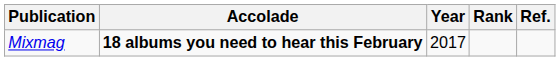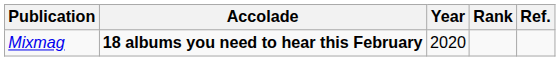(448, 42) 2017 -> (448, 42) 2020
